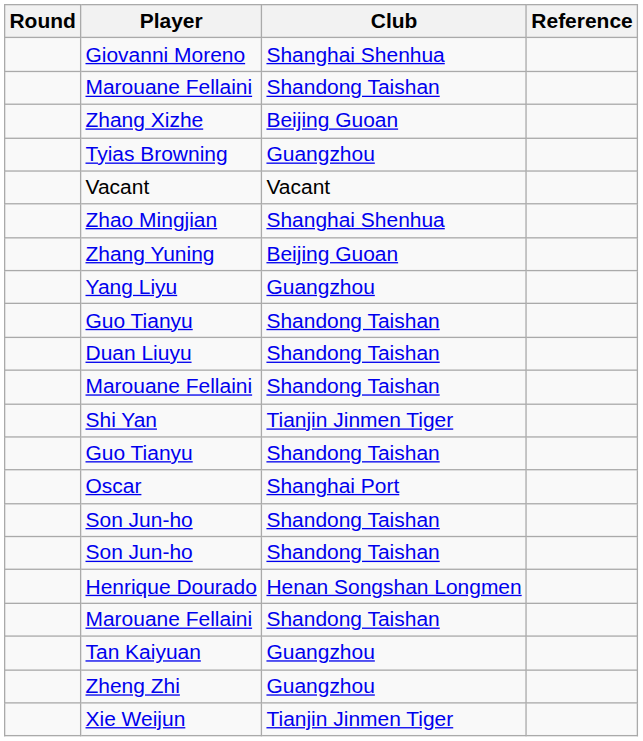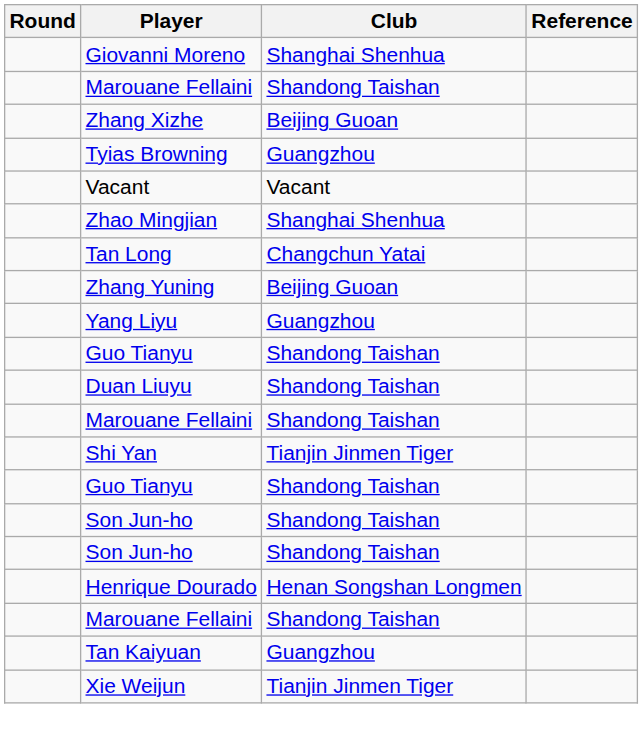+ row: (129, 253)
- row: (113, 486)
- row: (133, 685)
